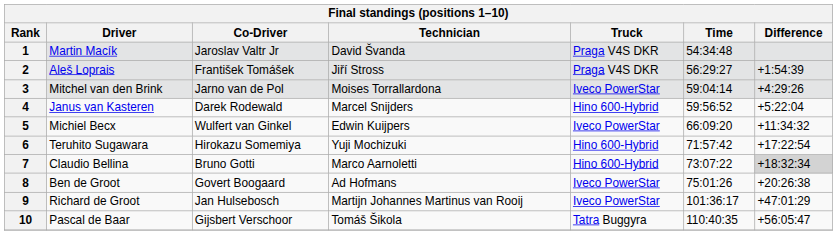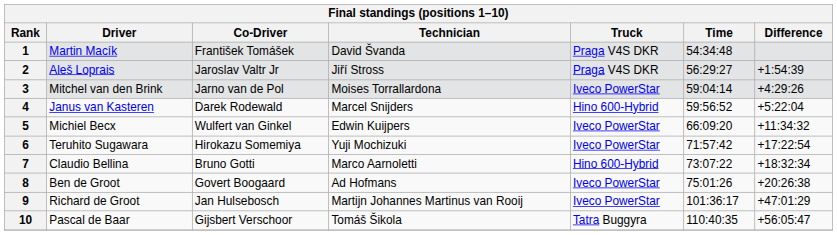(237, 51) Jaroslav Valtr Jr -> (244, 51) František Tomášek
(244, 70) František Tomášek -> (237, 70) Jaroslav Valtr Jr
(616, 145) Hino 600-Hybrid -> (616, 145) Iveco PowerStar
(784, 164) lightgrey background -> (784, 164) no background
